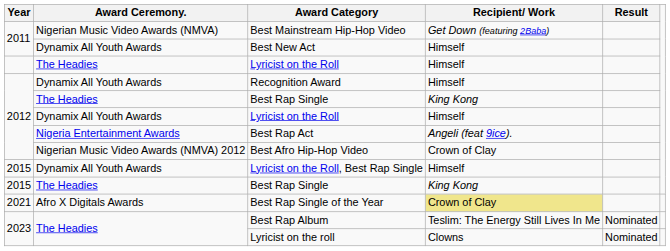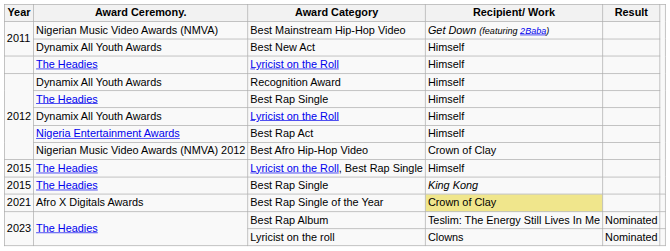(453, 99) King Kong -> (446, 99) Himself
(470, 133) Angeli (feat 9ice). -> (446, 133) Himself
(99, 168) Dynamix All Youth Awards -> (67, 168) The Headies
